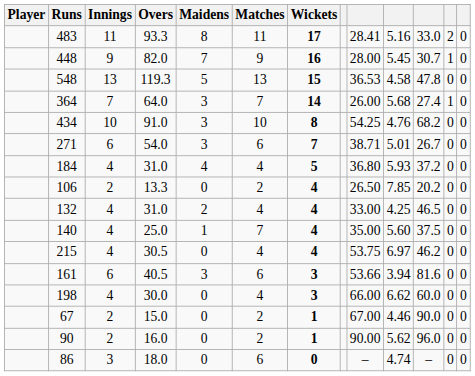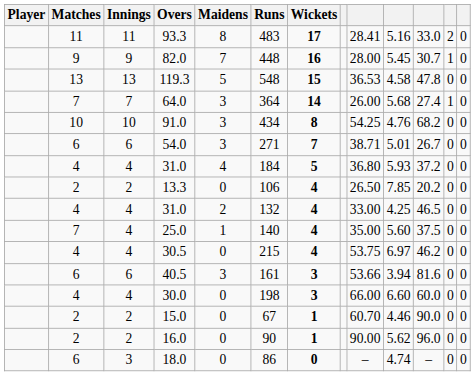columns swapped: (260, 15) <-> (67, 15)
(399, 295) 6.62 -> (399, 295) 6.60
(365, 317) 67.00 -> (365, 317) 60.70
